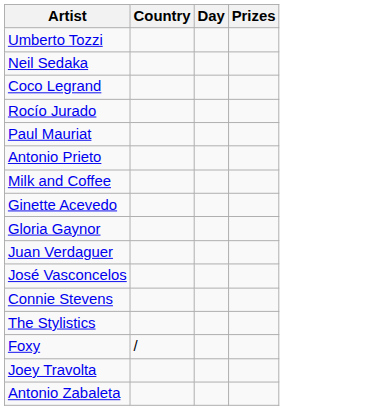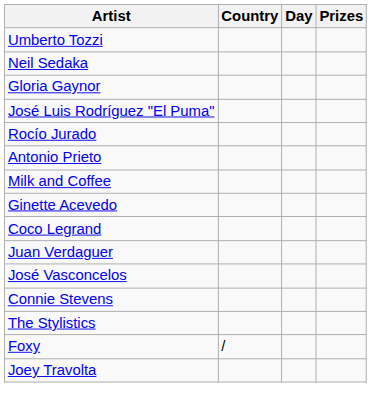rows swapped: (54, 228) <-> (55, 87)
+ row: (111, 110)
- row: (50, 134)
- row: (64, 393)
